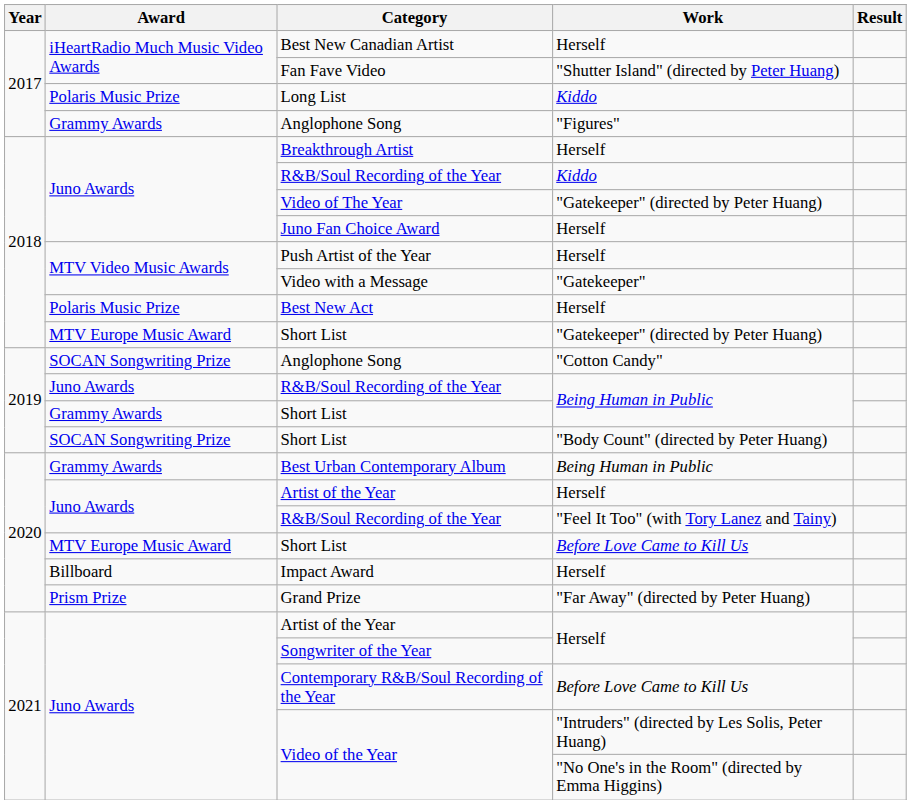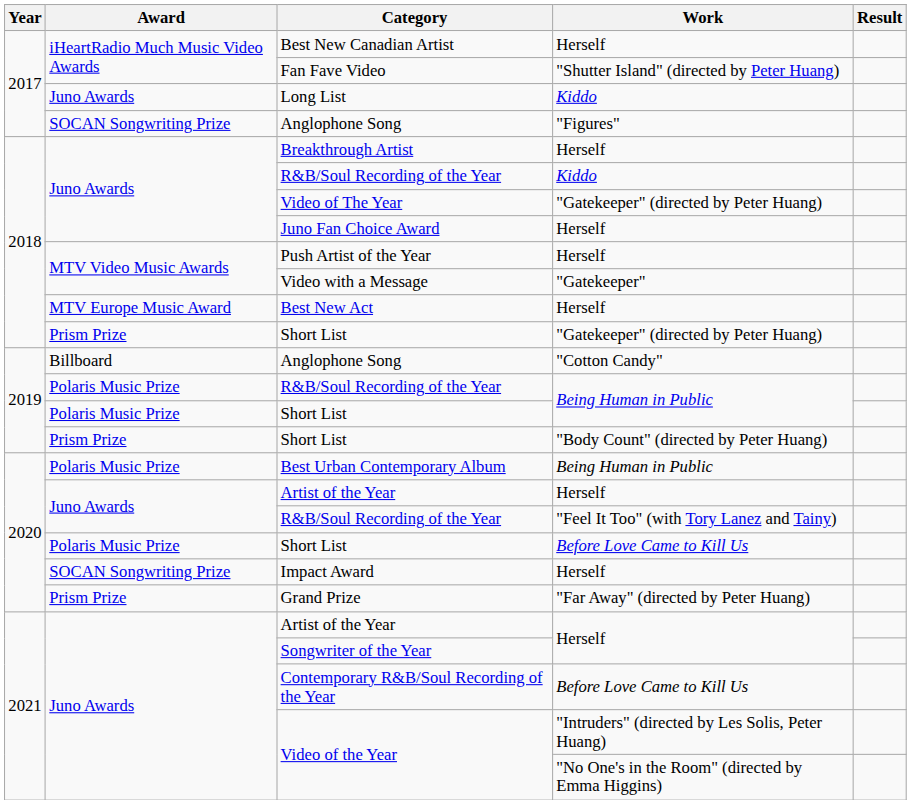(114, 96) Polaris Music Prize -> (92, 96) Juno Awards
(106, 123) Grammy Awards -> (140, 123) SOCAN Songwriting Prize
(114, 307) Polaris Music Prize -> (140, 307) MTV Europe Music Award
(140, 334) MTV Europe Music Award -> (88, 334) Prism Prize
(140, 360) SOCAN Songwriting Prize -> (81, 360) Billboard
(92, 387) Juno Awards -> (114, 387) Polaris Music Prize
(106, 413) Grammy Awards -> (114, 413) Polaris Music Prize
(140, 439) SOCAN Songwriting Prize -> (88, 439) Prism Prize
(106, 466) Grammy Awards -> (114, 466) Polaris Music Prize
(140, 545) MTV Europe Music Award -> (114, 545) Polaris Music Prize
(81, 571) Billboard -> (140, 571) SOCAN Songwriting Prize
